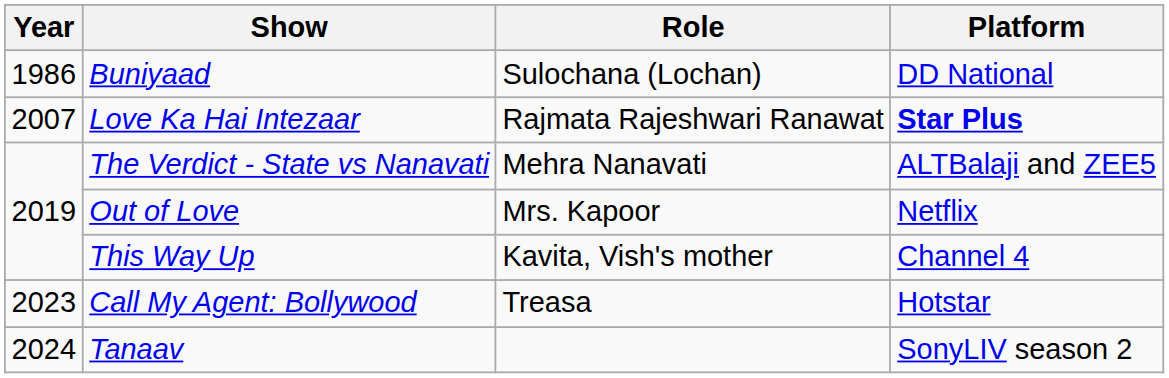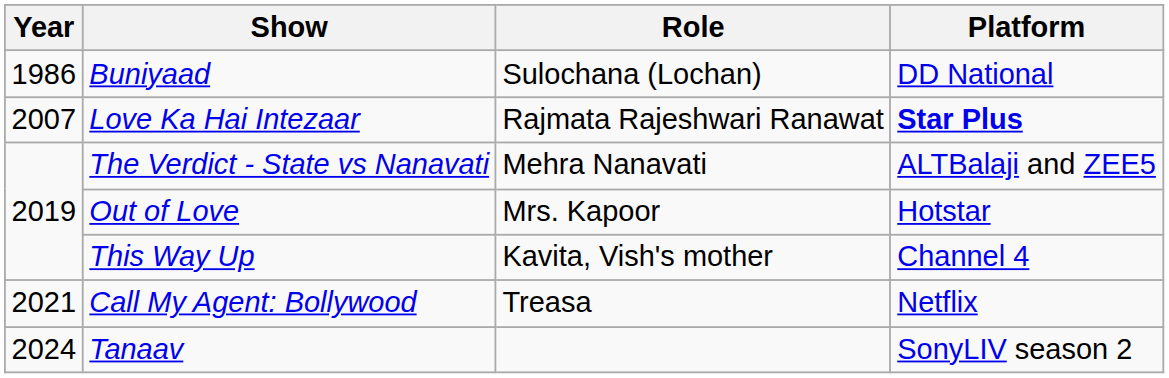(937, 211) Netflix -> (944, 211) Hotstar
(44, 303) 2023 -> (44, 303) 2021
(944, 303) Hotstar -> (937, 303) Netflix
